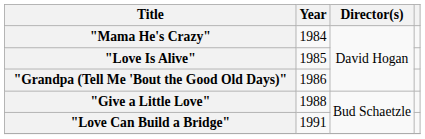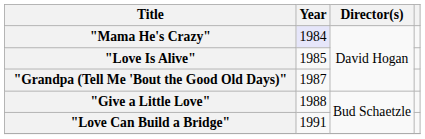(313, 36) no background -> (313, 36) lavender background
(313, 79) 1986 -> (313, 79) 1987
